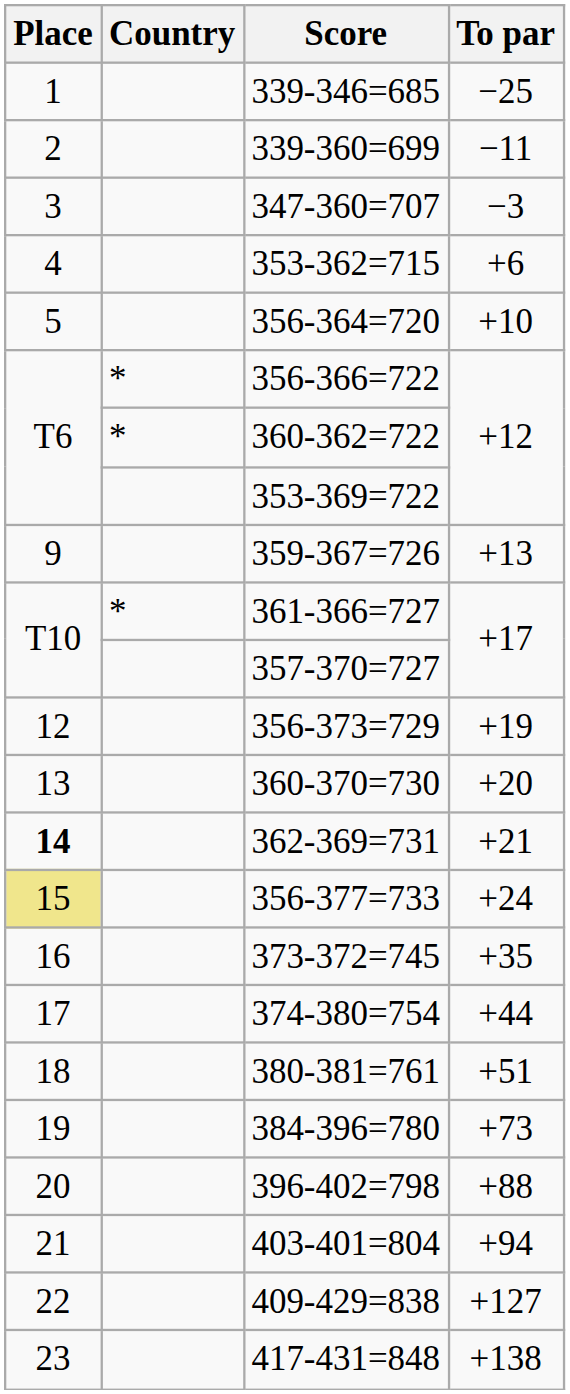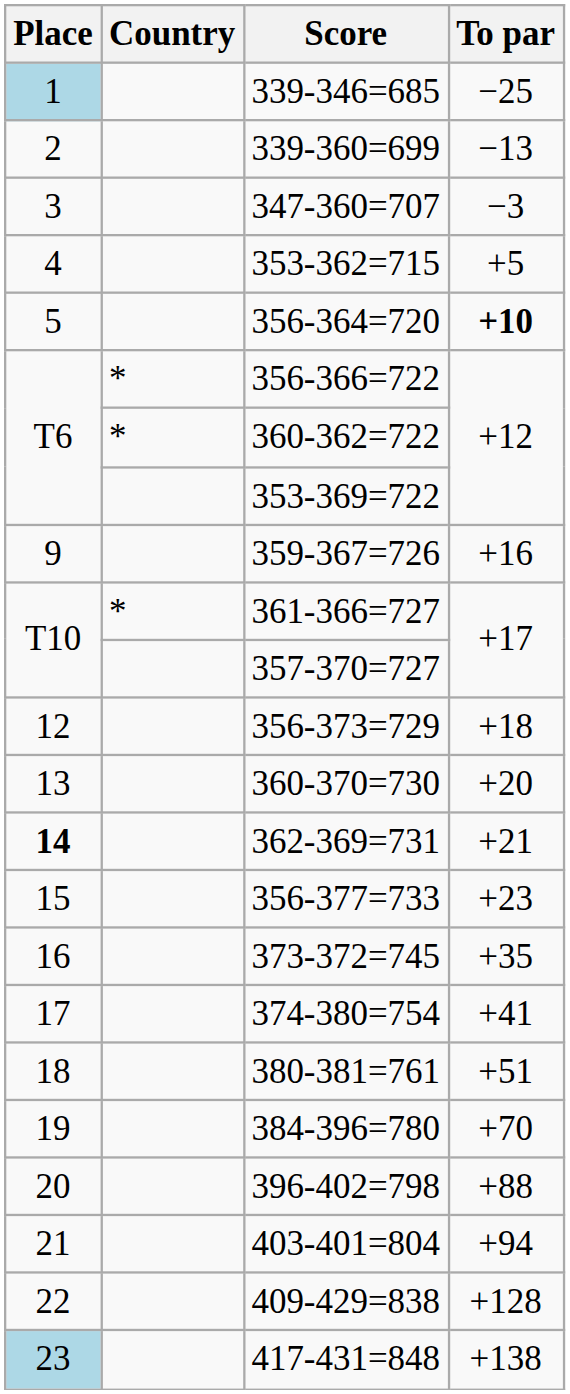(53, 91) no background -> (53, 91) lightblue background
(506, 148) −11 -> (506, 148) −13
(506, 264) +6 -> (506, 264) +5
(506, 321) normal -> (506, 321) bold
(506, 552) +13 -> (506, 552) +16
(506, 725) +19 -> (506, 725) +18
(53, 898) khaki background -> (53, 898) no background
(506, 898) +24 -> (506, 898) +23
(506, 1013) +44 -> (506, 1013) +41
(506, 1128) +73 -> (506, 1128) +70
(506, 1301) +127 -> (506, 1301) +128
(53, 1359) no background -> (53, 1359) lightblue background
